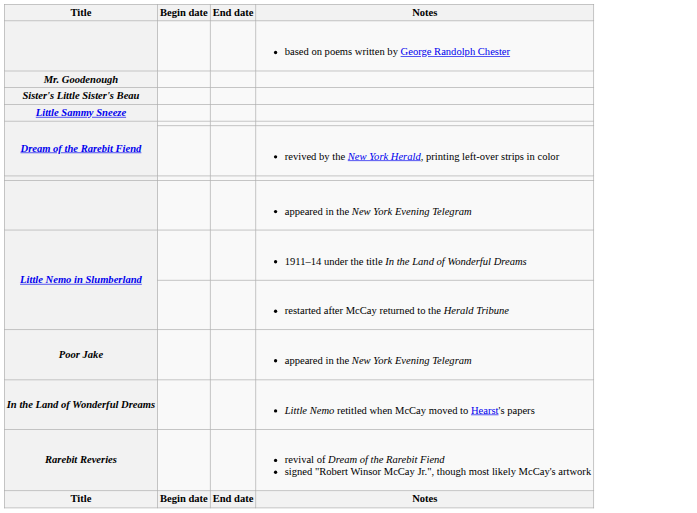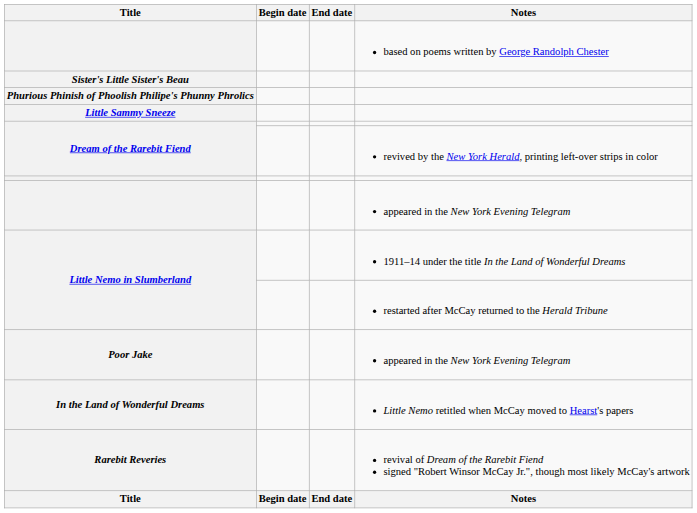- row: (81, 79)
+ row: (130, 96)
